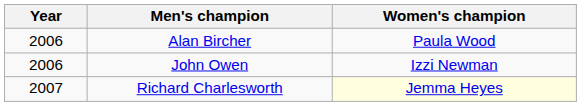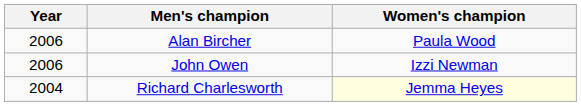(46, 88) 2007 -> (46, 88) 2004
